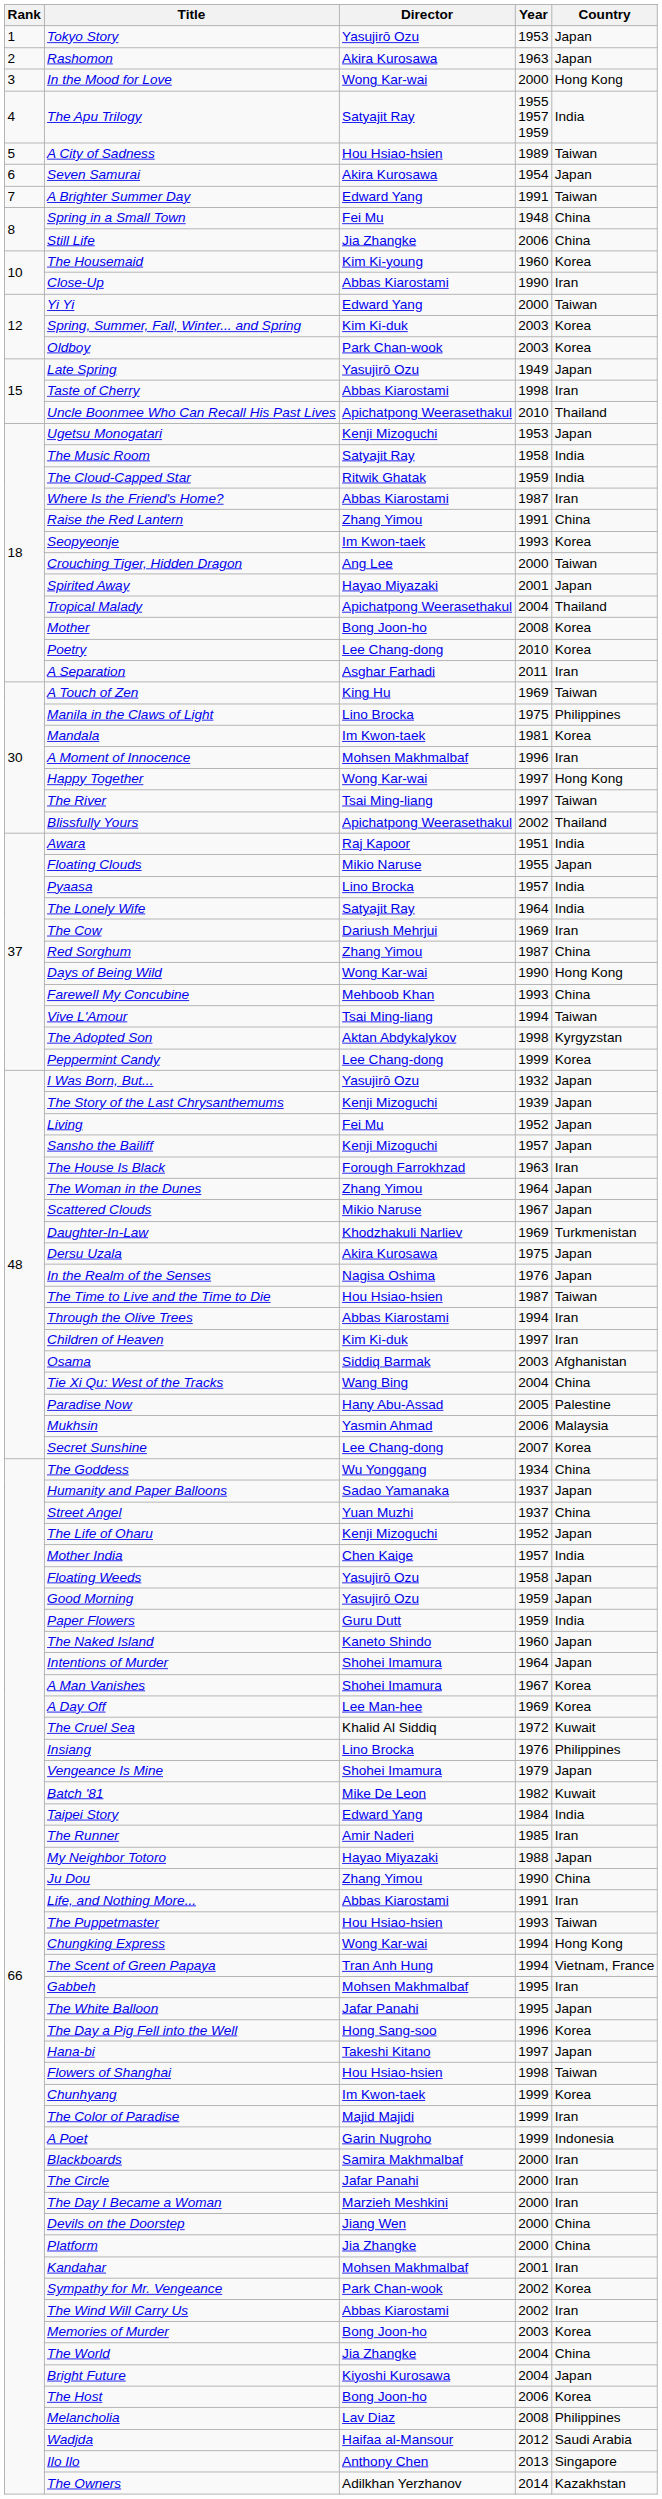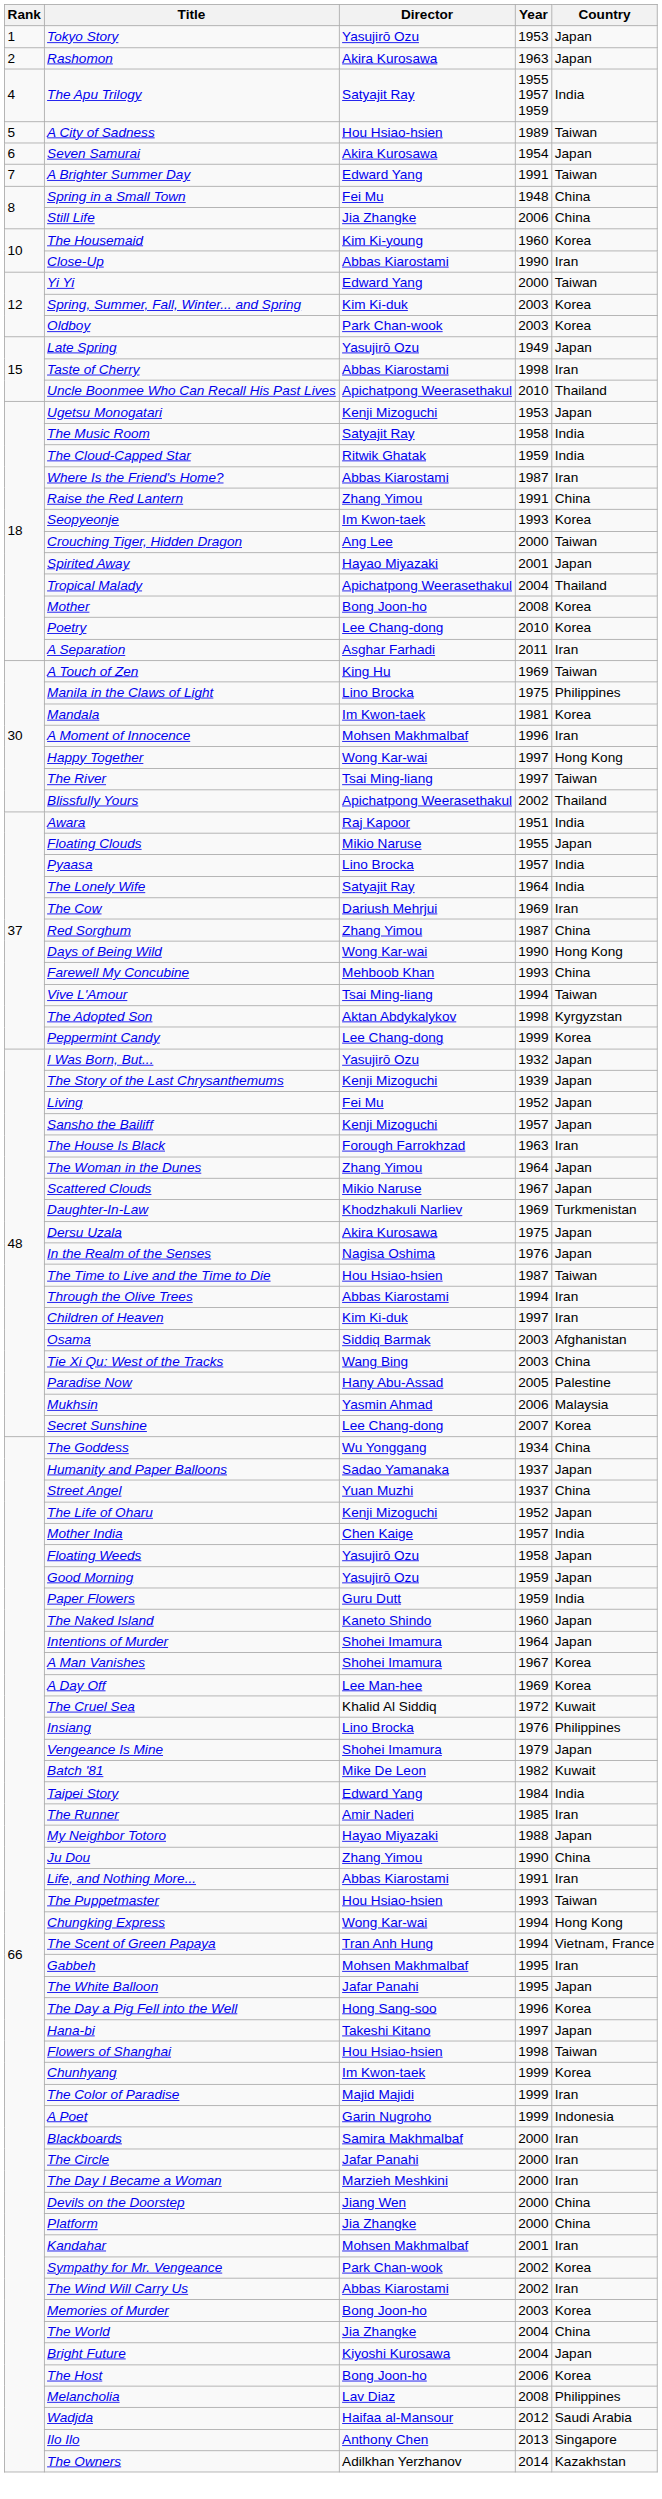- row: (109, 79)
(533, 1383) 2004 -> (533, 1361) 2003
